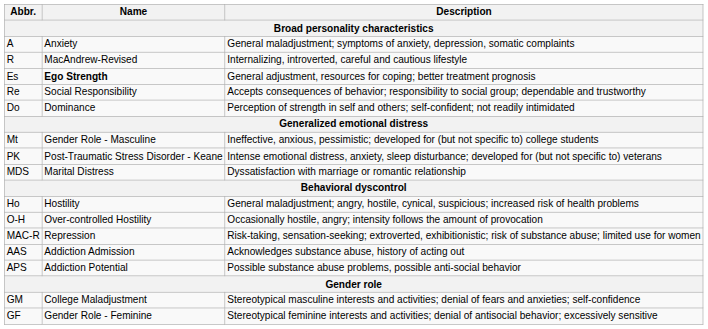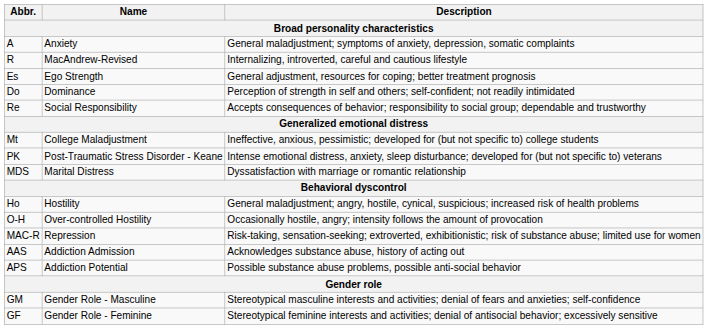(76, 76) bold -> (74, 76) normal
rows swapped: (13, 108) <-> (13, 92)
(100, 140) Gender Role - Masculine -> (96, 140) College Maladjustment
(96, 300) College Maladjustment -> (100, 300) Gender Role - Masculine
